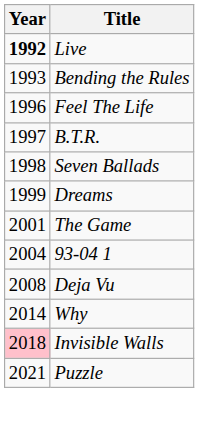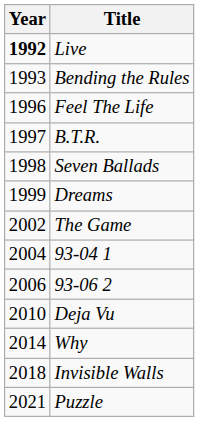(27, 225) 2001 -> (27, 225) 2002
+ row: (83, 284)
(27, 284) 2008 -> (27, 313) 2010
(27, 343) pink background -> (27, 372) no background
